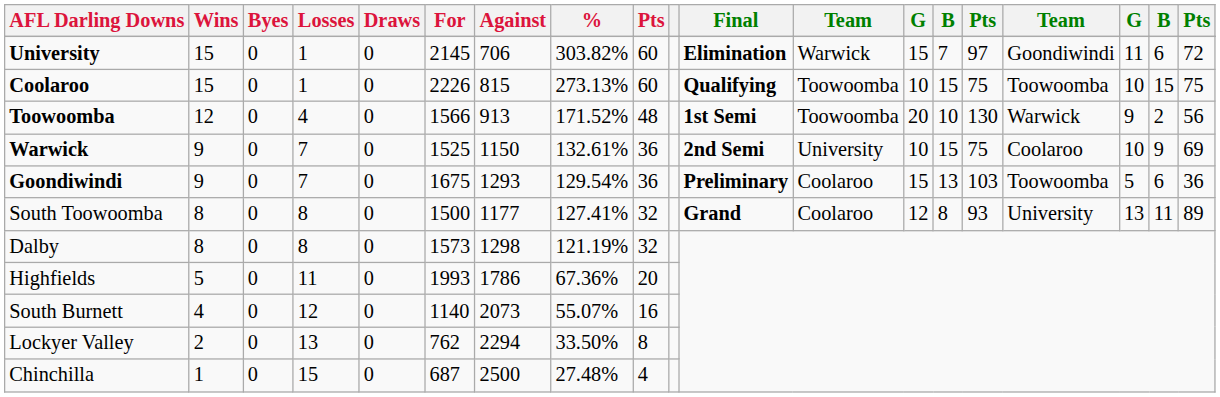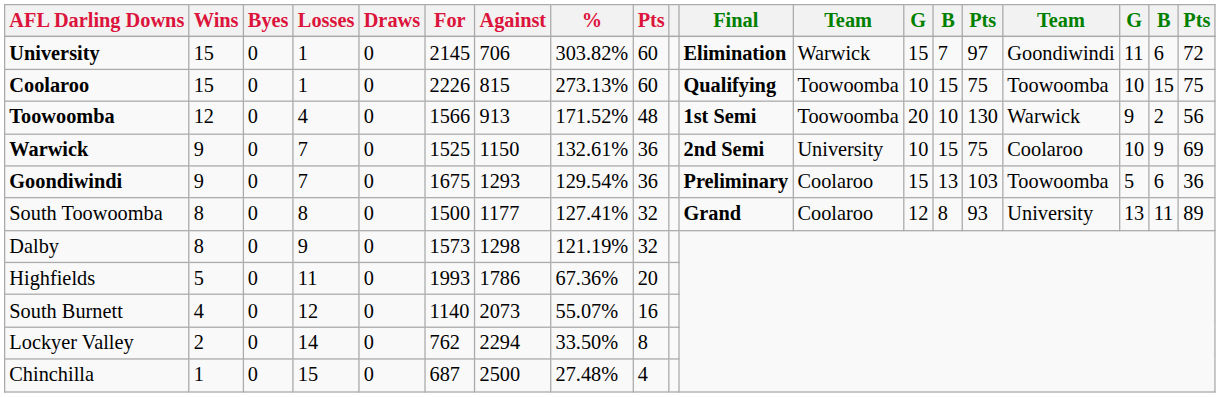(303, 246) 8 -> (303, 246) 9
(308, 342) 13 -> (308, 342) 14
